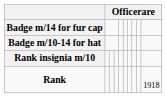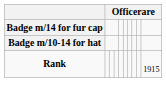- row: (55, 58)
(151, 85) 1918 -> (151, 70) 1915
